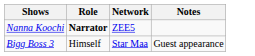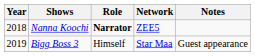+ column: (17, 12)
